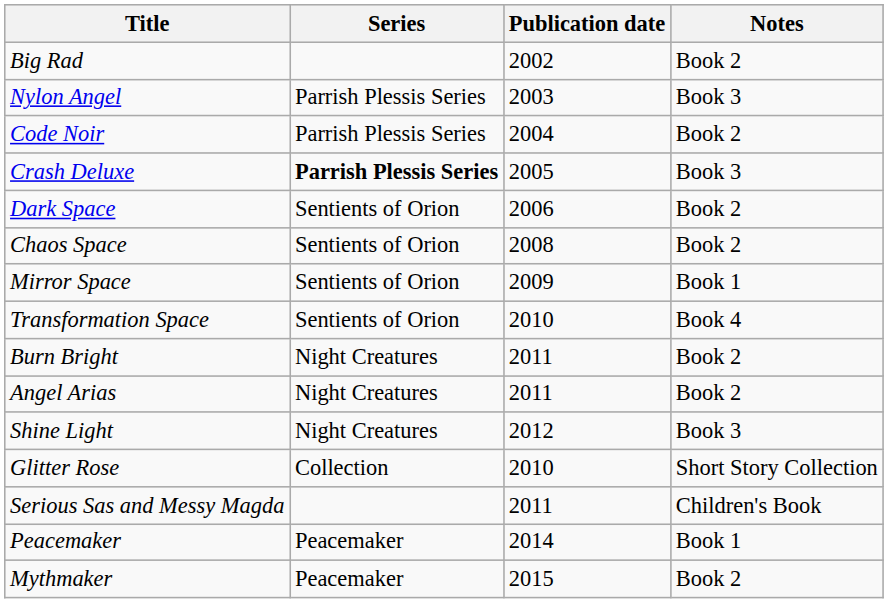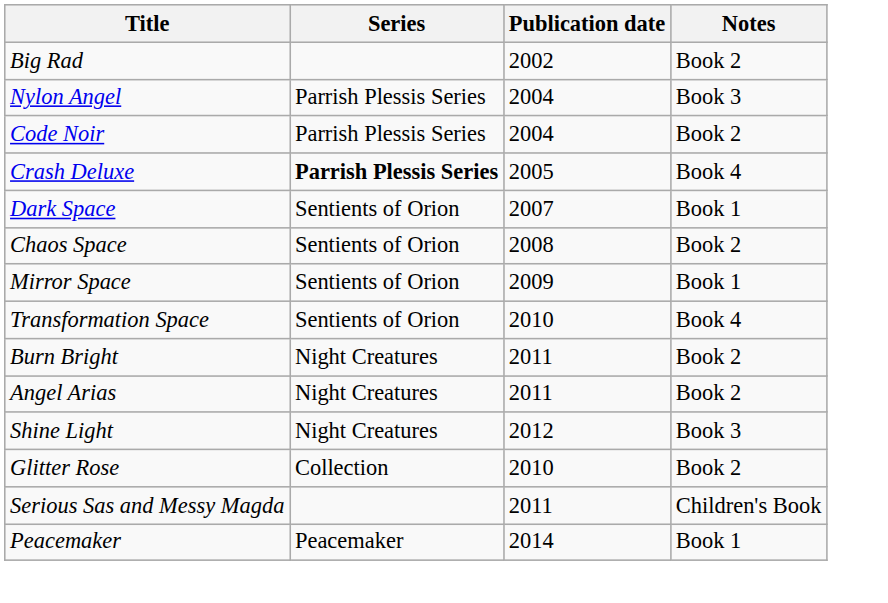(531, 97) 2003 -> (531, 97) 2004
(709, 171) Book 3 -> (709, 171) Book 4
(531, 208) 2006 -> (531, 208) 2007
(709, 208) Book 2 -> (709, 208) Book 1
(777, 468) Short Story Collection -> (709, 468) Book 2
- row: (61, 579)
